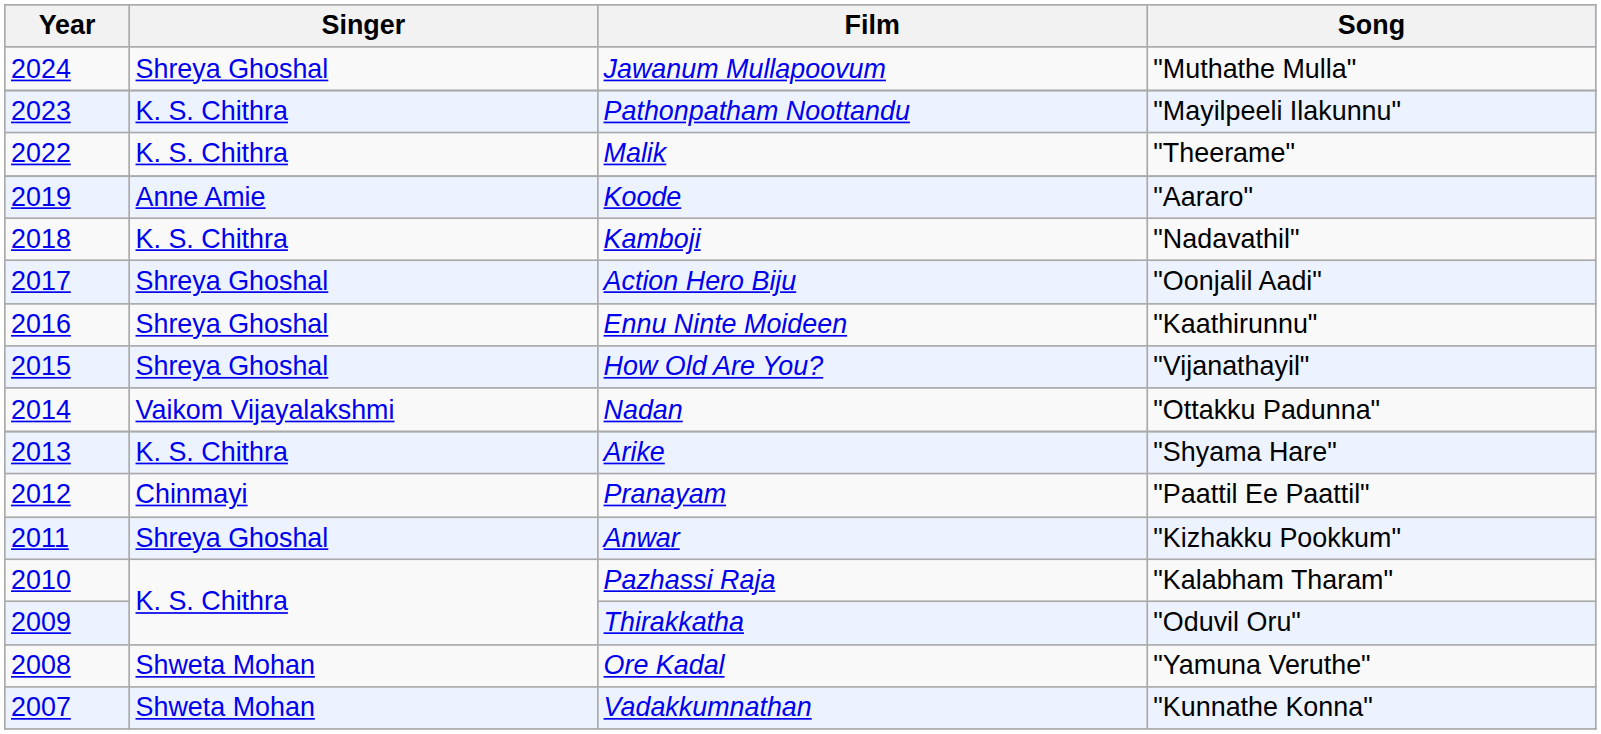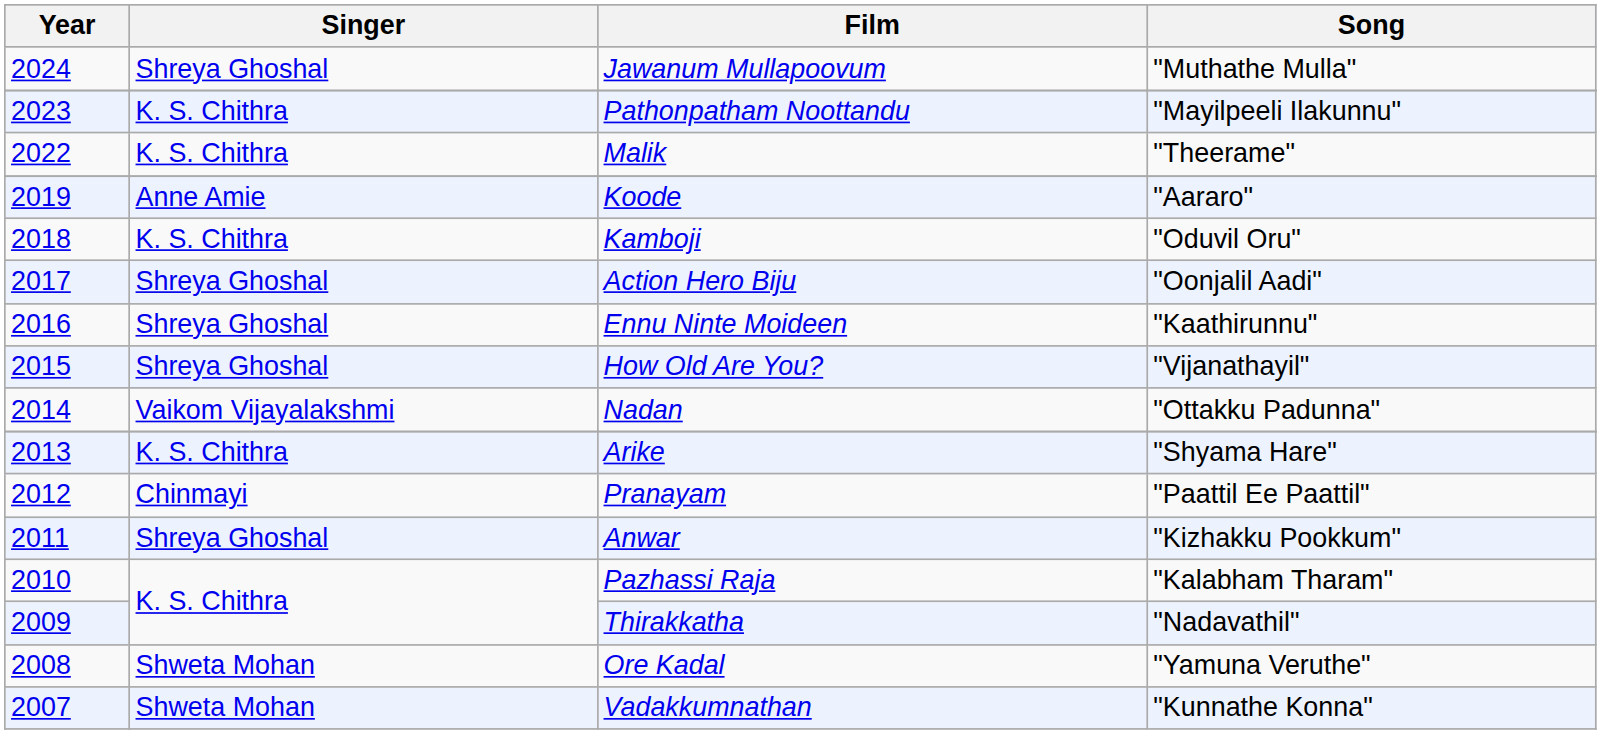(1226, 238) "Nadavathil" -> (1227, 238) "Oduvil Oru"
(1227, 622) "Oduvil Oru" -> (1226, 622) "Nadavathil"
